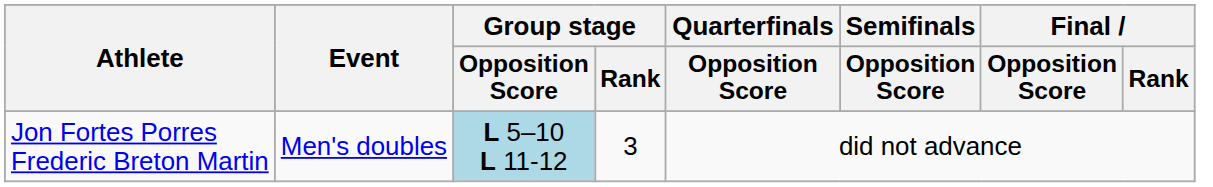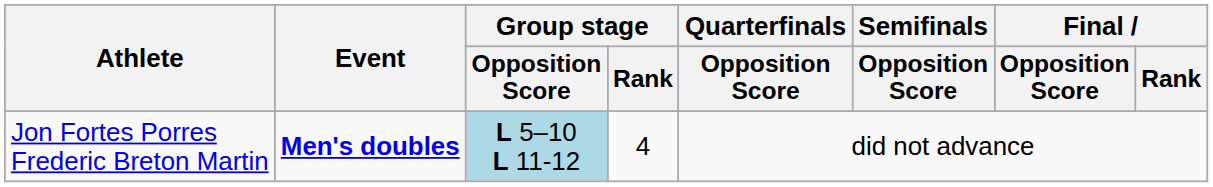(364, 147) normal -> (370, 147) bold
(630, 147) 3 -> (643, 147) 4
